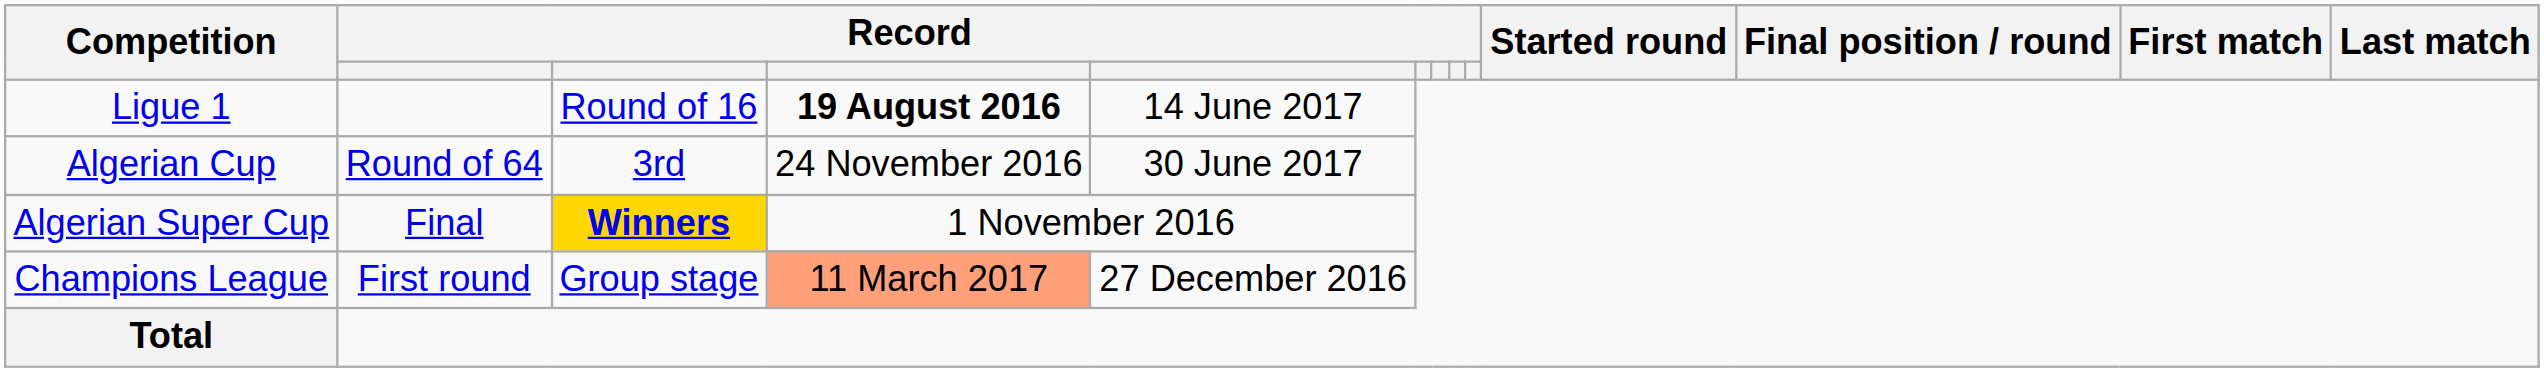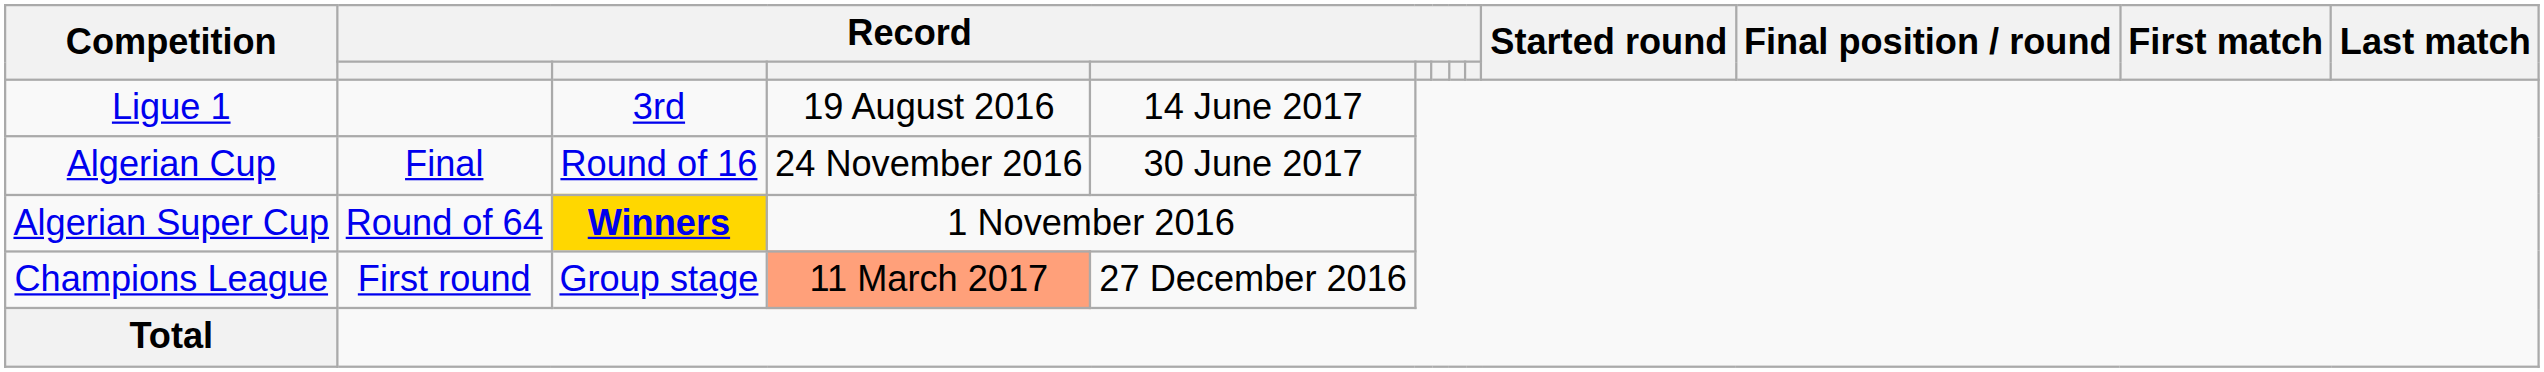(659, 107) Round of 16 -> (659, 107) 3rd
(929, 107) bold -> (929, 107) normal
(444, 164) Round of 64 -> (444, 164) Final
(659, 164) 3rd -> (659, 164) Round of 16
(444, 221) Final -> (444, 221) Round of 64
